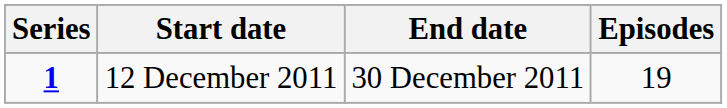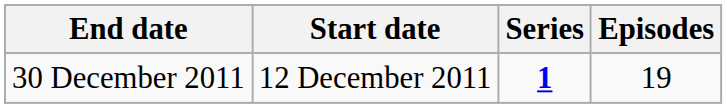columns swapped: (51, 28) <-> (468, 28)
